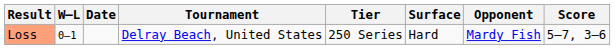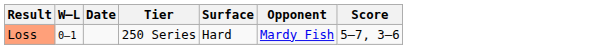- column: (222, 15)
